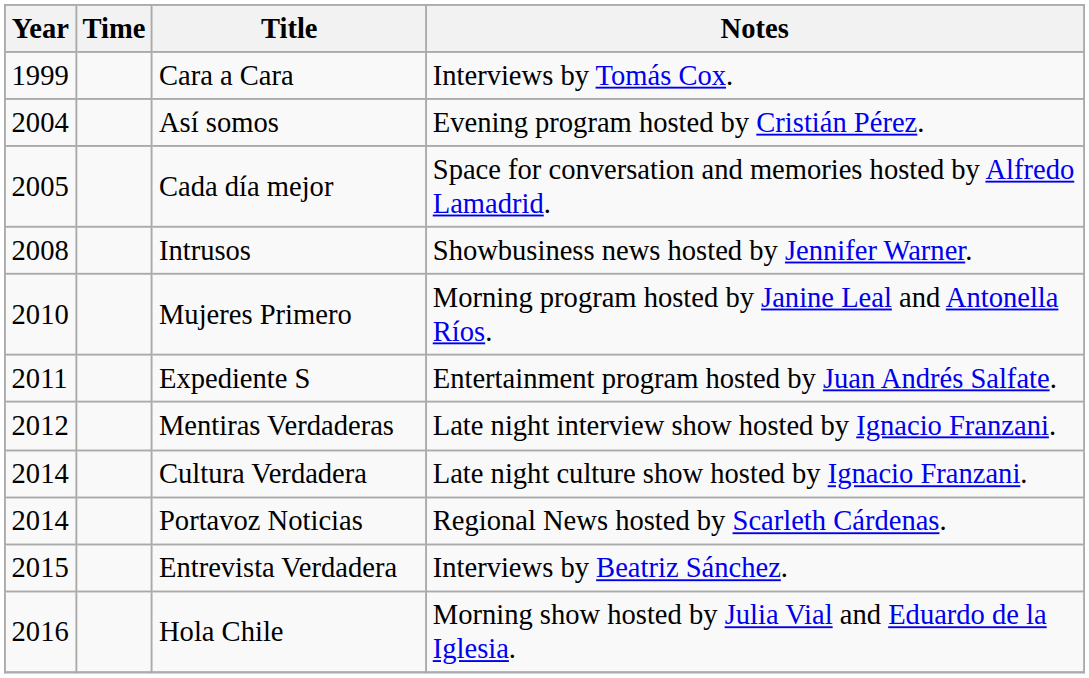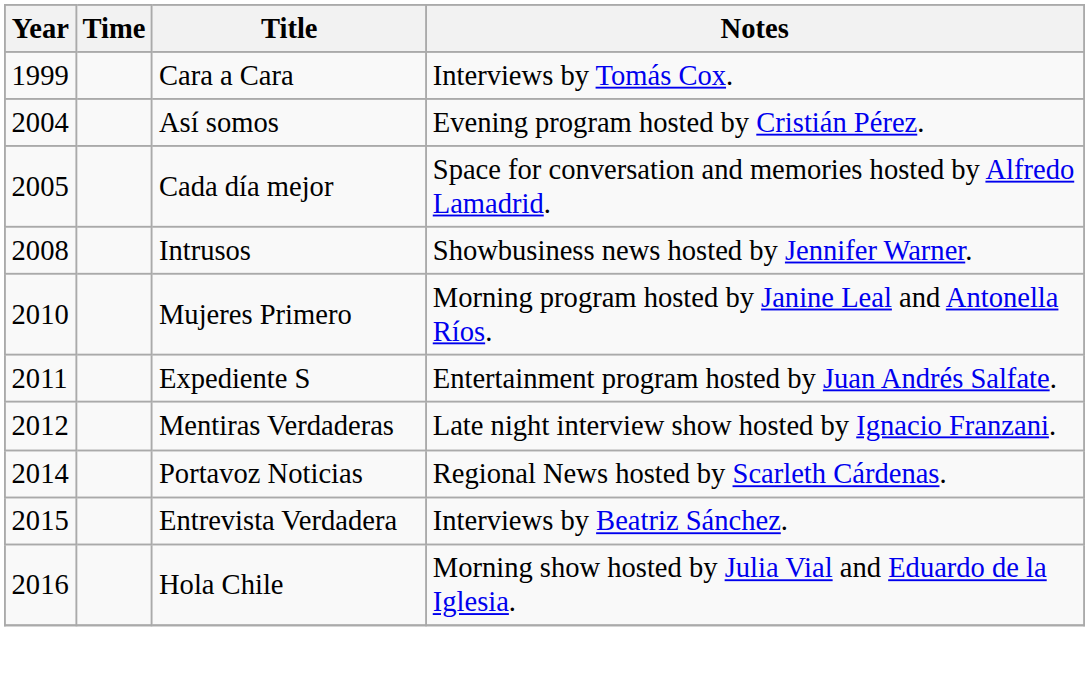- row: (263, 472)
